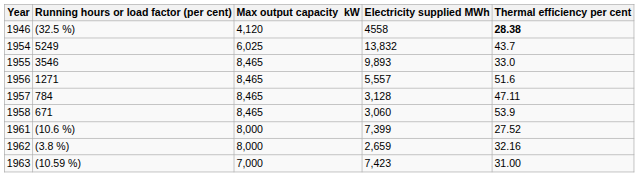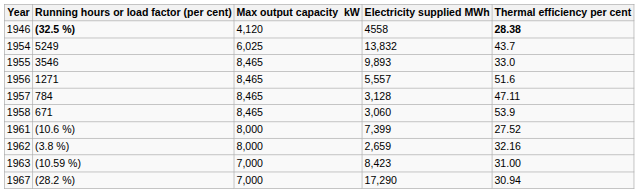(55, 29) normal -> (55, 29) bold
(378, 163) 7,423 -> (378, 163) 8,423
+ row: (19, 180)
